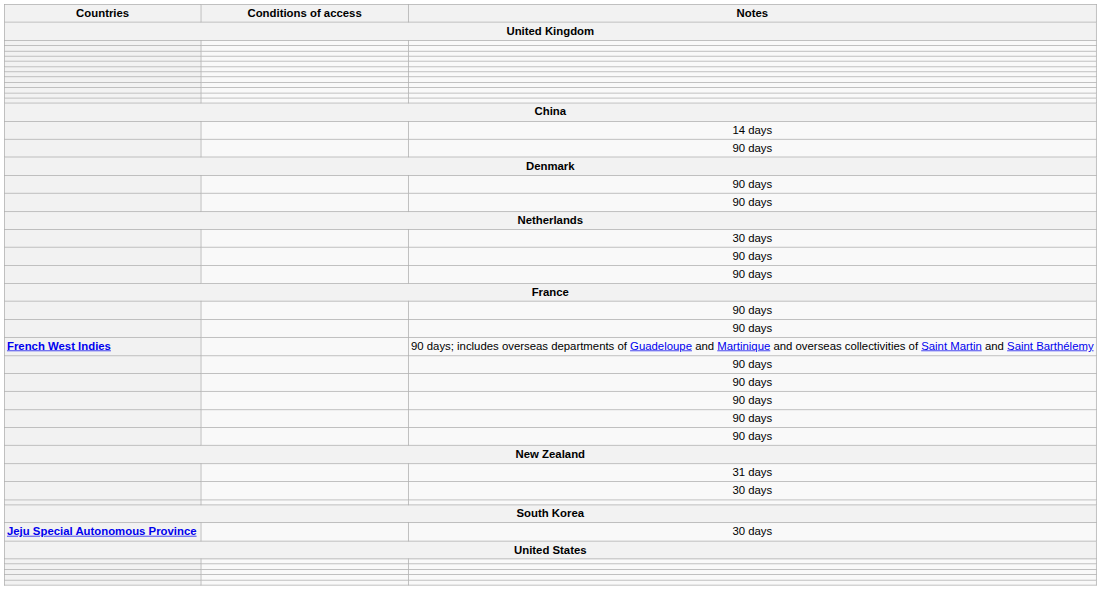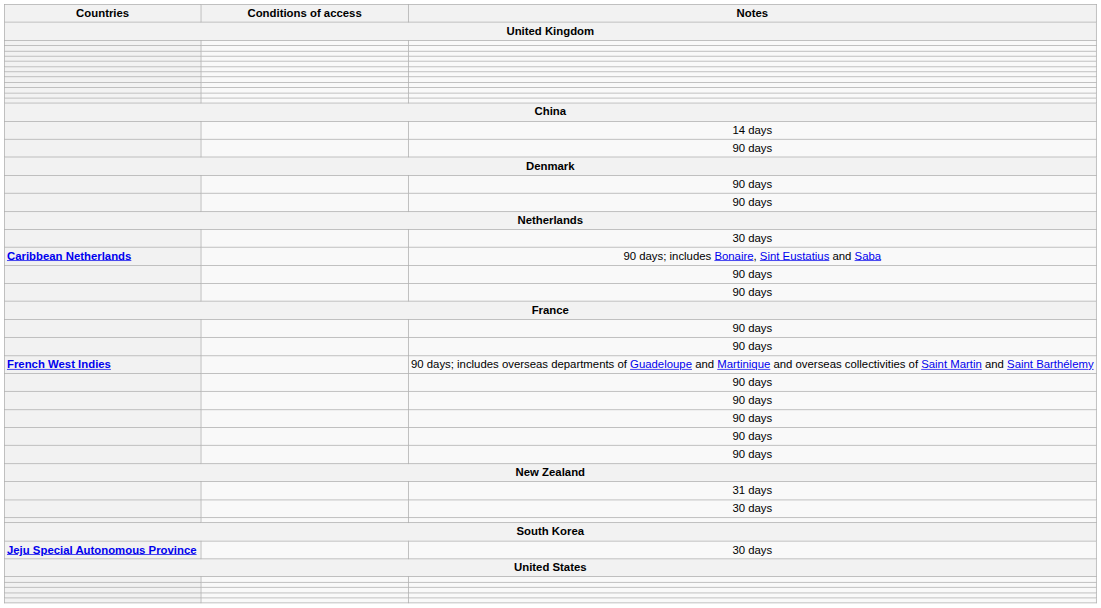+ row: (69, 256)
